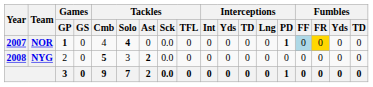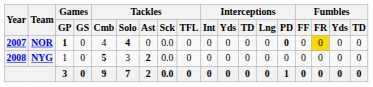(287, 43) 1 -> (287, 43) 0
(303, 43) lightblue background -> (303, 43) no background
(65, 58) 2 -> (65, 58) 1
